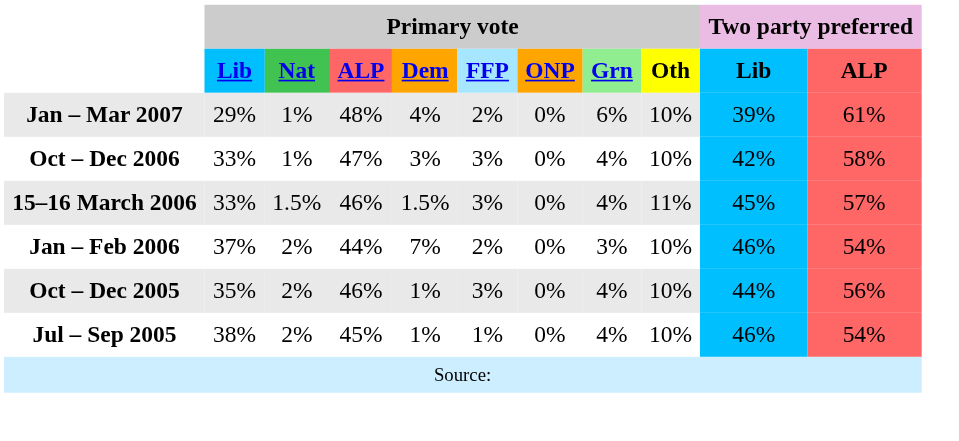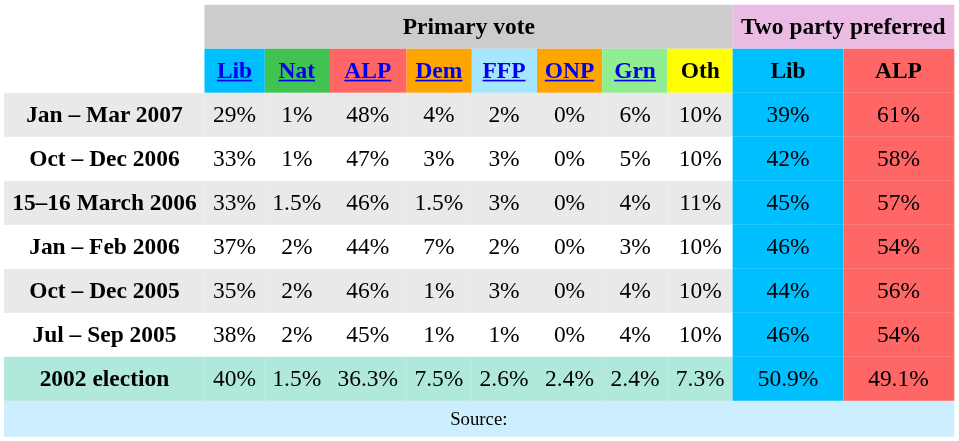(612, 158) 4% -> (635, 158) 5%
+ row: (104, 378)
